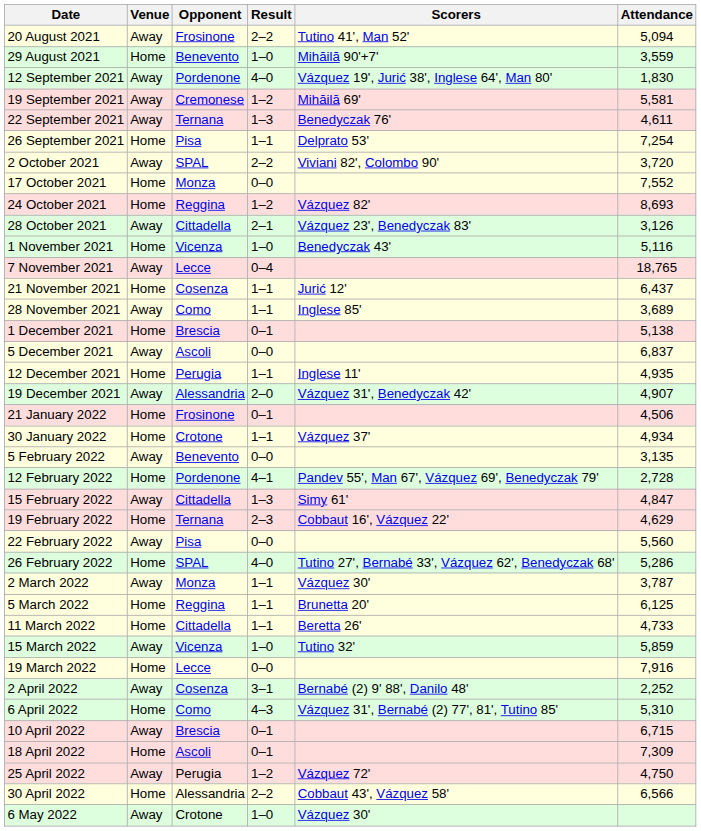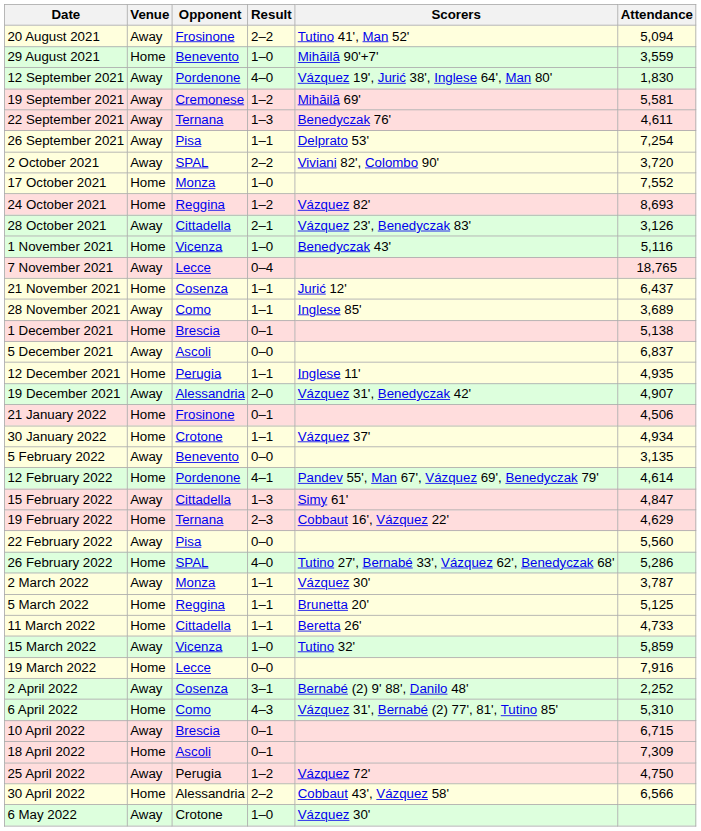(148, 141) Home -> (146, 141) Away
(262, 183) 0–0 -> (262, 183) 1–0
(657, 478) 2,728 -> (657, 478) 4,614
(657, 604) 6,125 -> (657, 604) 5,125
